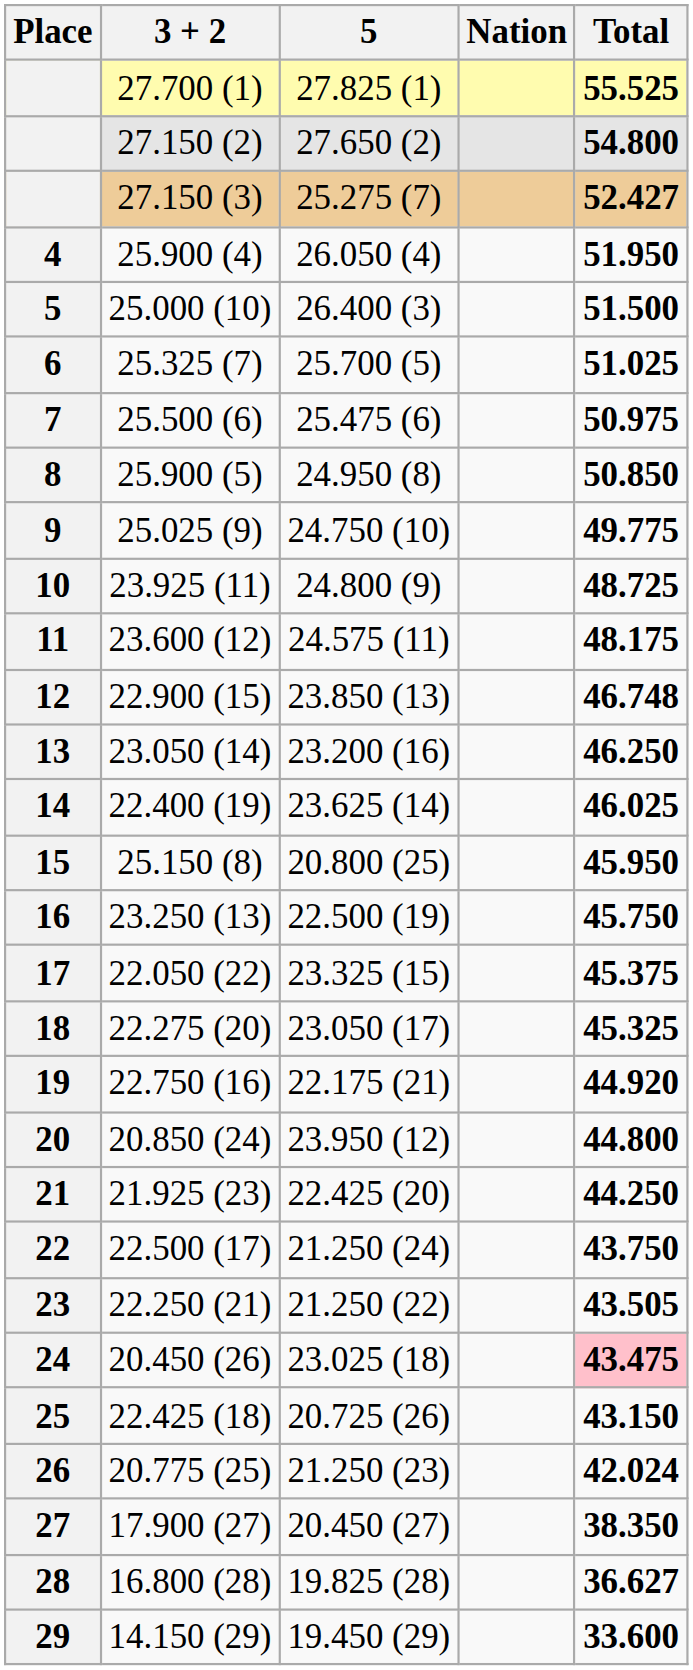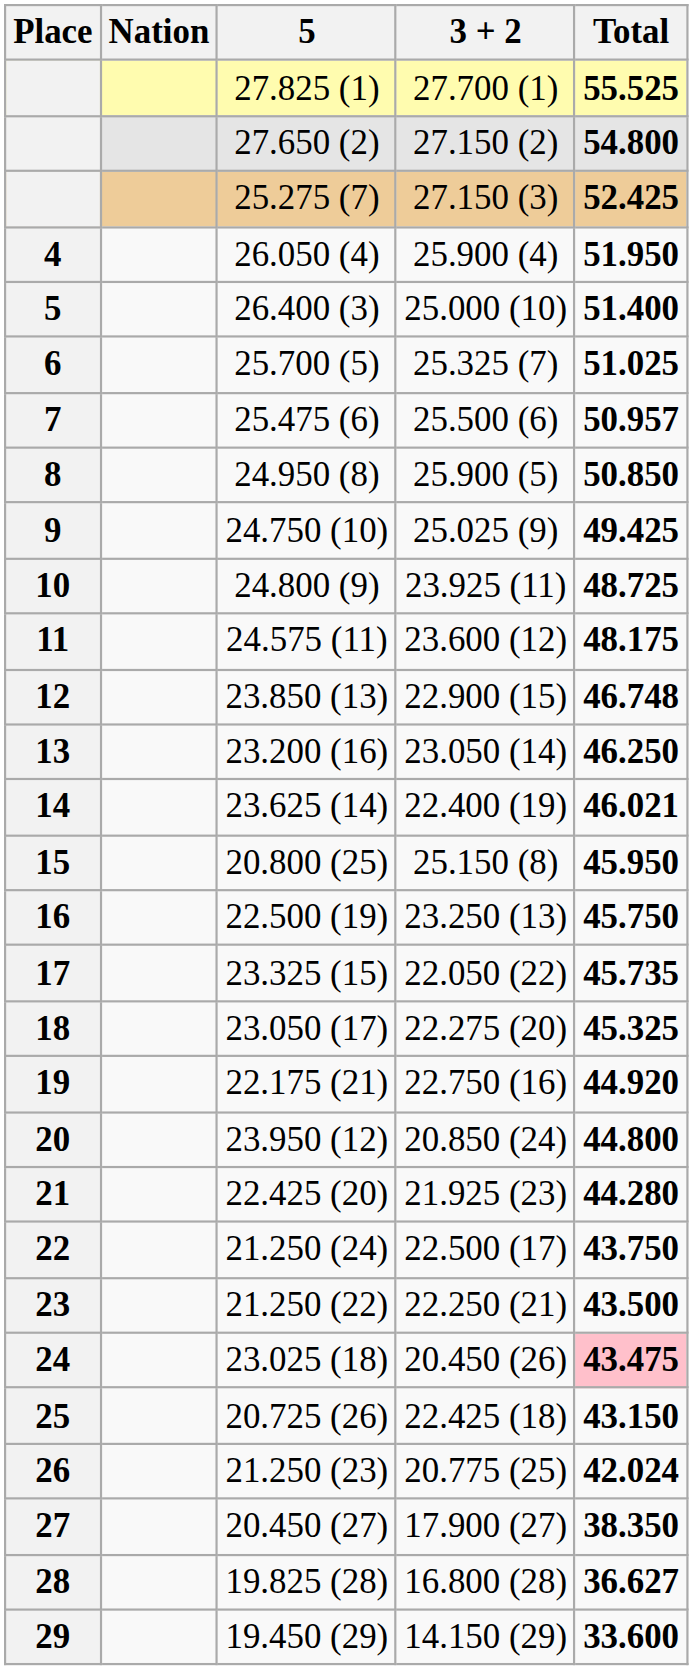columns swapped: (517, 32) <-> (190, 32)
(631, 198) 52.427 -> (631, 198) 52.425
(631, 308) 51.500 -> (631, 308) 51.400
(631, 419) 50.975 -> (631, 419) 50.957
(631, 530) 49.775 -> (631, 530) 49.425
(631, 806) 46.025 -> (631, 806) 46.021
(631, 972) 45.375 -> (631, 972) 45.735
(631, 1193) 44.250 -> (631, 1193) 44.280
(631, 1304) 43.505 -> (631, 1304) 43.500
